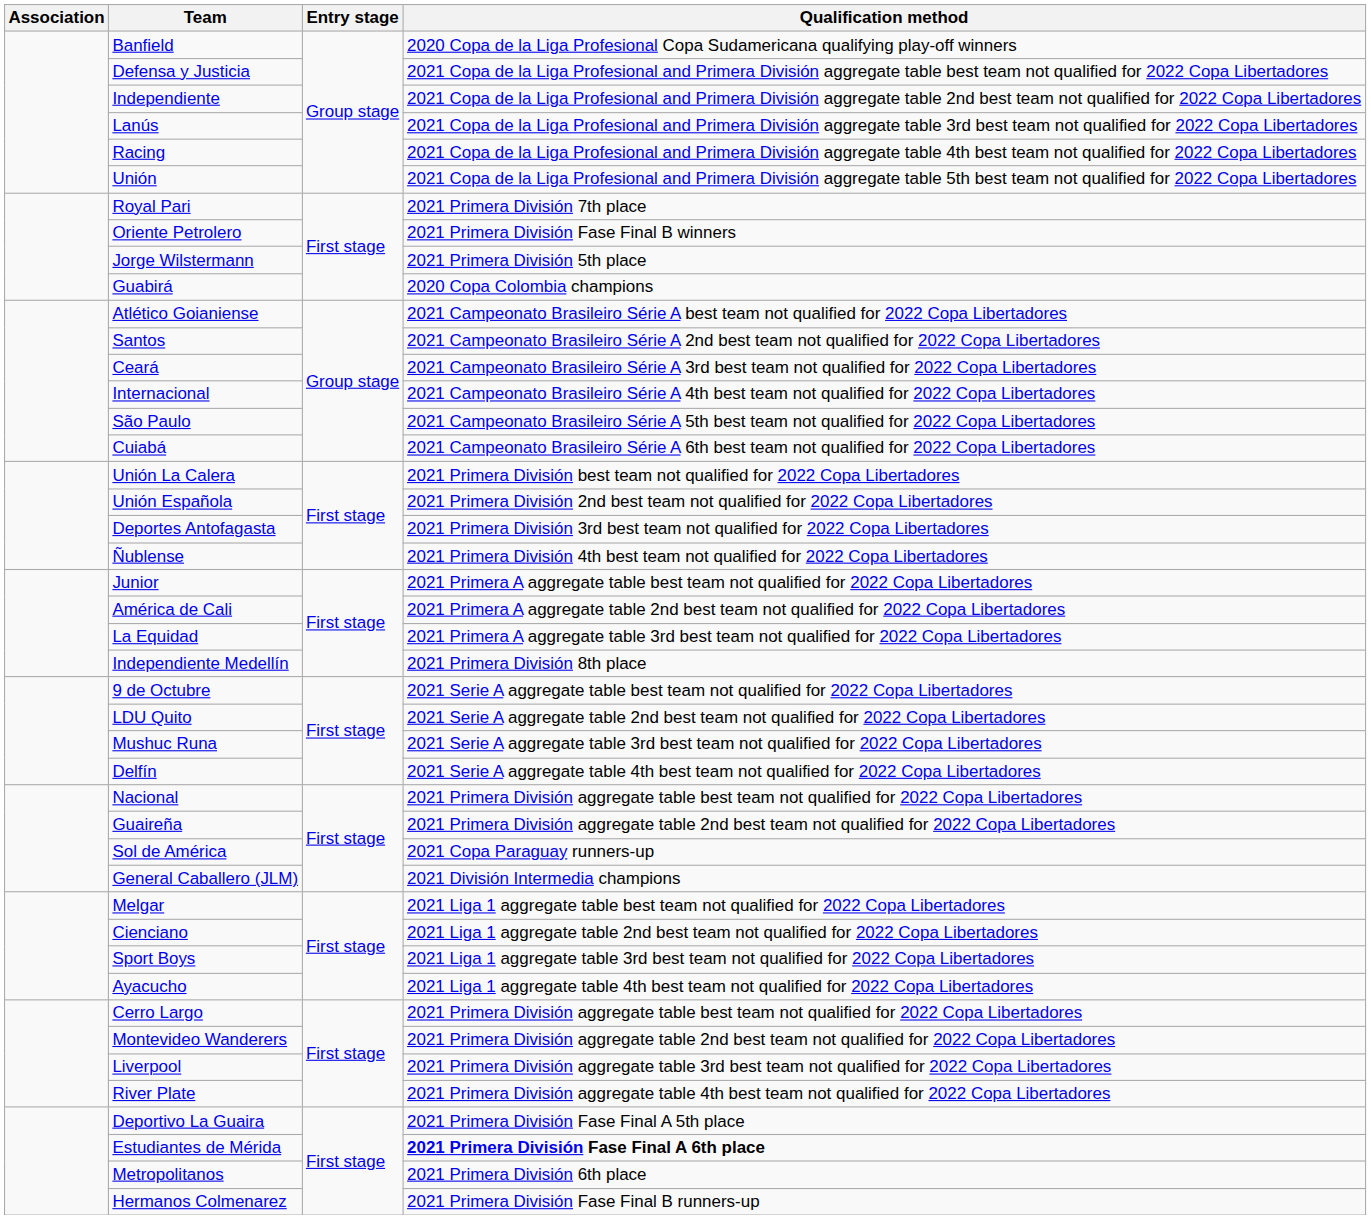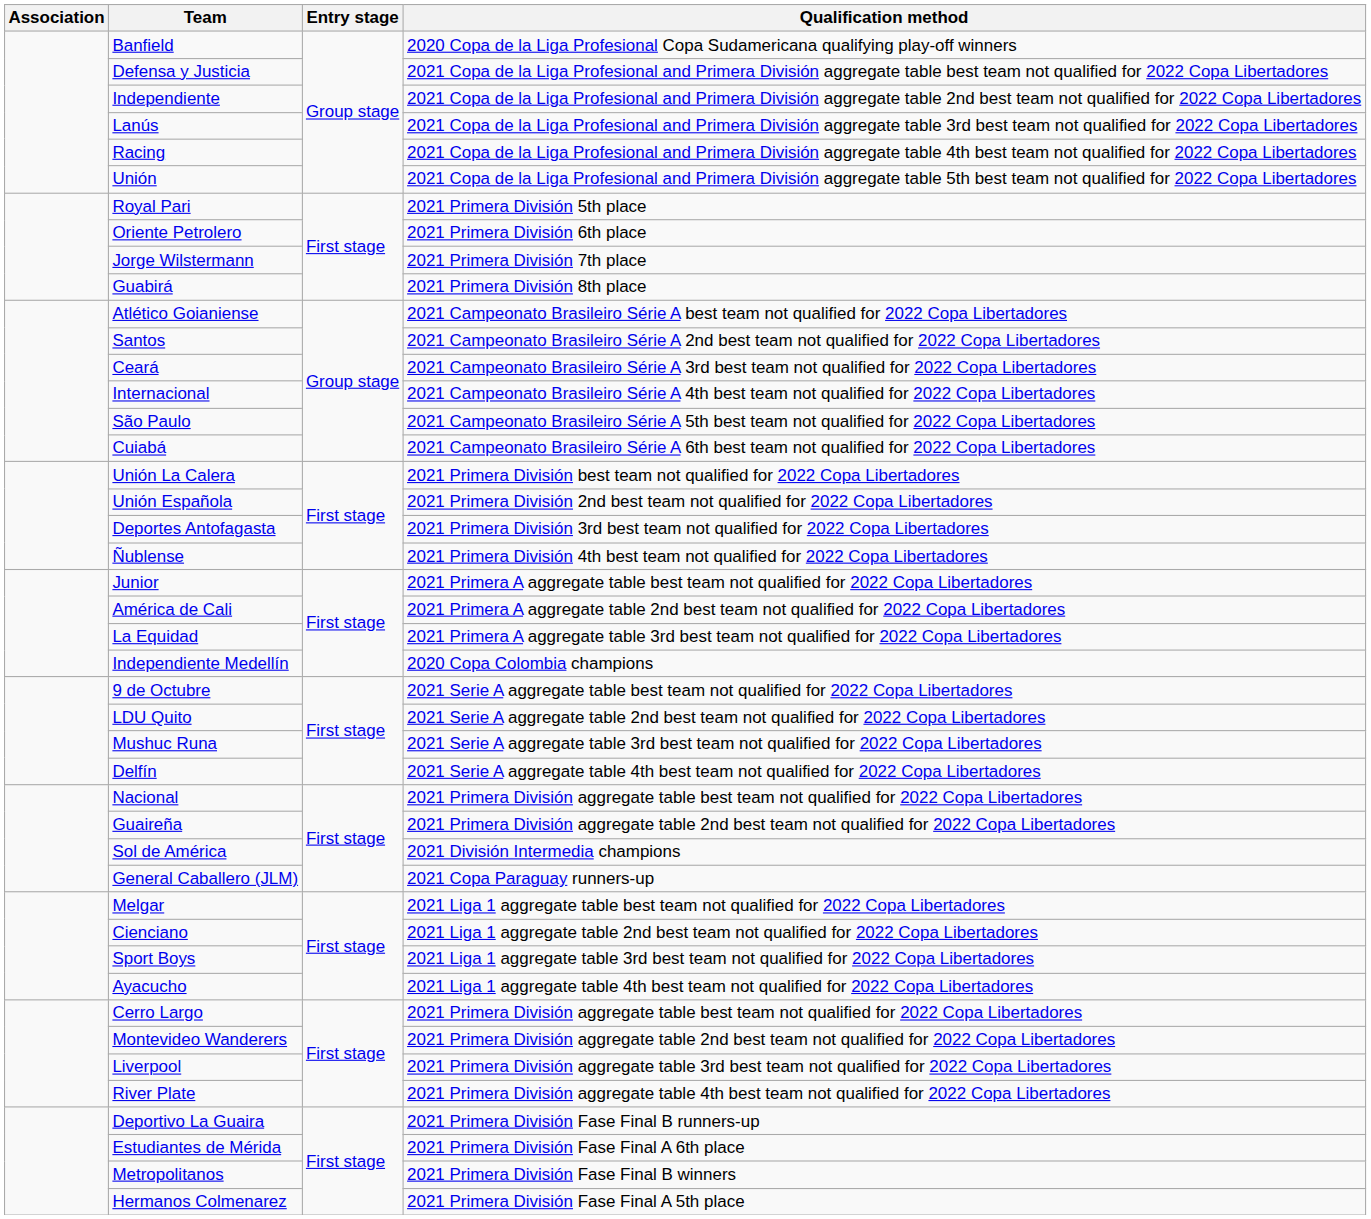(527, 206) 2021 Primera División 7th place -> (527, 206) 2021 Primera División 5th place
(572, 233) 2021 Primera División Fase Final B winners -> (527, 233) 2021 Primera División 6th place
(527, 260) 2021 Primera División 5th place -> (527, 260) 2021 Primera División 7th place
(530, 286) 2020 Copa Colombia champions -> (527, 286) 2021 Primera División 8th place
(527, 663) 2021 Primera División 8th place -> (530, 663) 2020 Copa Colombia champions
(531, 851) 2021 Copa Paraguay runners-up -> (544, 851) 2021 División Intermedia champions
(544, 878) 2021 División Intermedia champions -> (531, 878) 2021 Copa Paraguay runners-up
(576, 1120) 2021 Primera División Fase Final A 5th place -> (583, 1120) 2021 Primera División Fase Final B runners-up
(586, 1147) bold -> (576, 1147) normal
(527, 1174) 2021 Primera División 6th place -> (572, 1174) 2021 Primera División Fase Final B winners
(583, 1201) 2021 Primera División Fase Final B runners-up -> (576, 1201) 2021 Primera División Fase Final A 5th place
